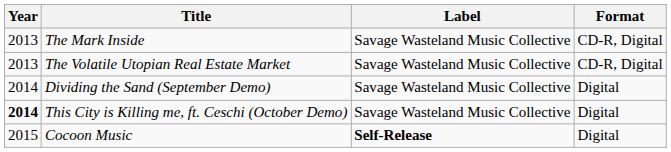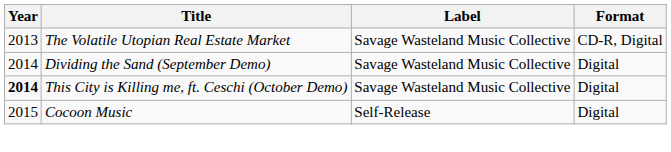- row: (95, 40)
(393, 135) bold -> (392, 111) normal
